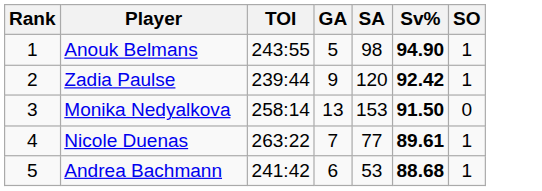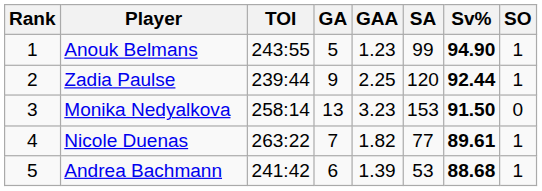+ column: (377, 19)
(372, 49) 98 -> (423, 49) 99
(420, 79) 92.42 -> (471, 79) 92.44
